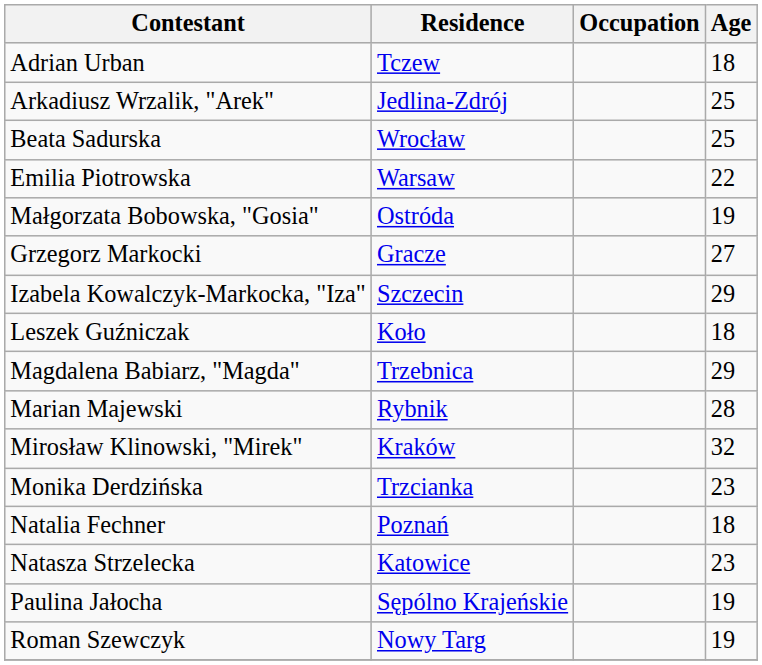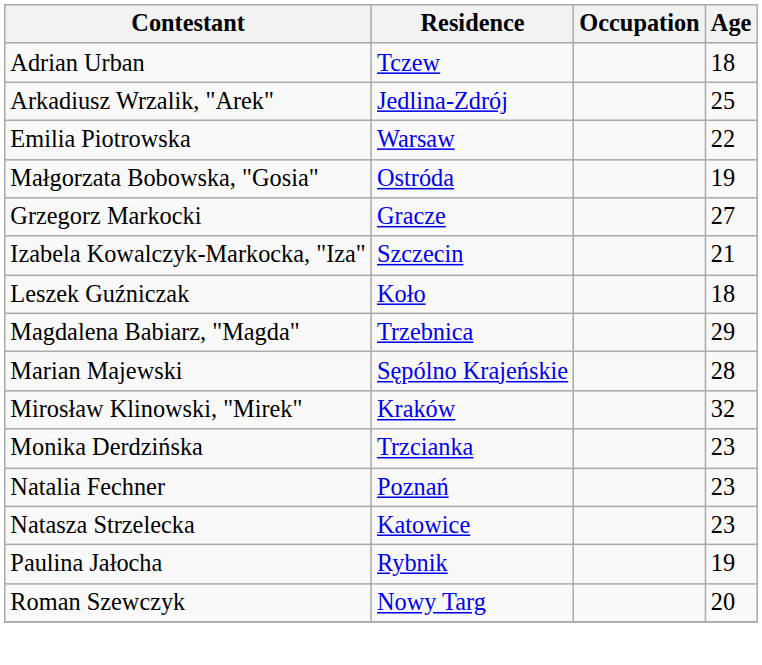- row: (86, 139)
(723, 293) 29 -> (723, 255) 21
(412, 409) Rybnik -> (473, 370) Sępólno Krajeńskie
(723, 525) 18 -> (723, 486) 23
(473, 602) Sępólno Krajeńskie -> (412, 563) Rybnik
(723, 640) 19 -> (723, 602) 20
